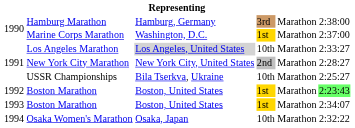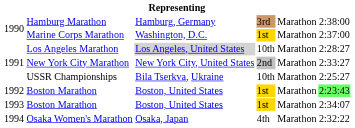(334, 49) 2:33:27 -> (334, 49) 2:28:27
(334, 63) 2:28:27 -> (334, 63) 2:33:27
(266, 118) 10th -> (263, 118) 4th
